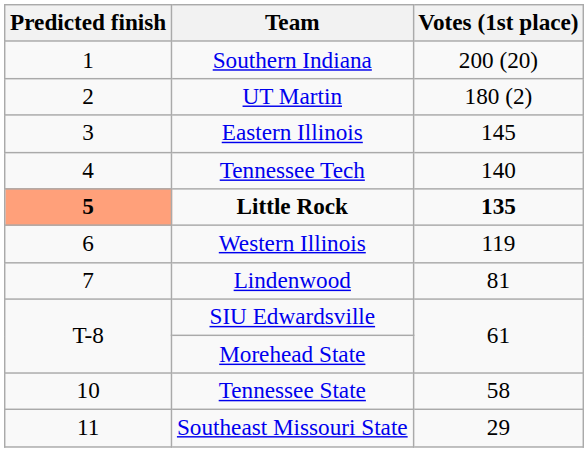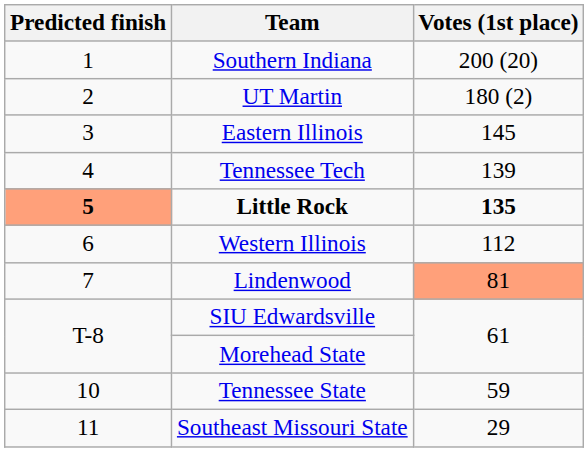(498, 170) 140 -> (498, 170) 139
(498, 243) 119 -> (498, 243) 112
(498, 280) no background -> (498, 280) lightsalmon background
(498, 390) 58 -> (498, 390) 59
